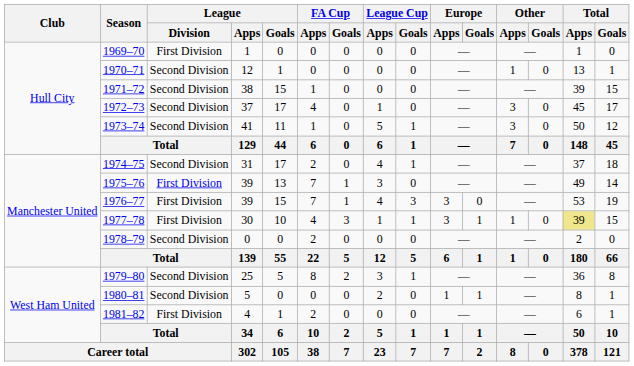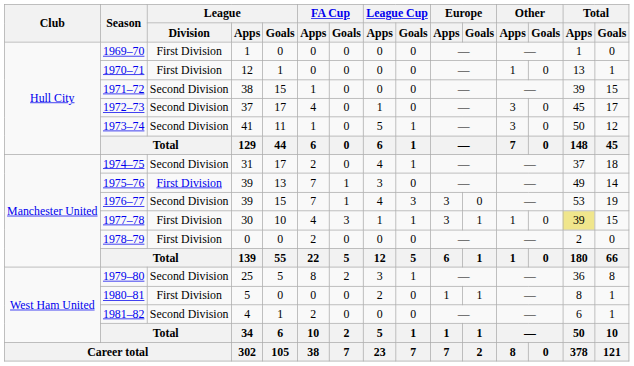(189, 70) Second Division -> (189, 70) First Division
(189, 201) First Division -> (189, 201) Second Division
(189, 239) Second Division -> (189, 239) First Division
(189, 295) Second Division -> (189, 295) First Division
(189, 314) First Division -> (189, 314) Second Division
